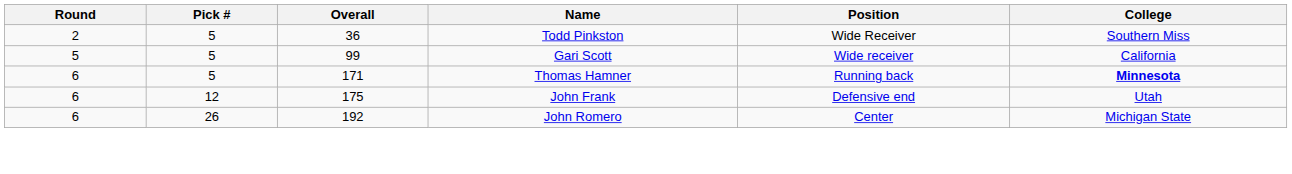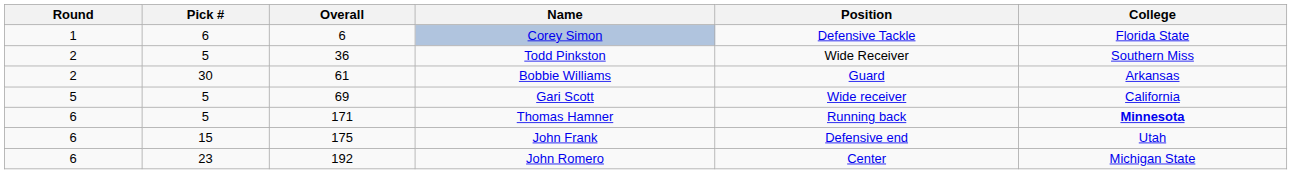+ row: (565, 35)
+ row: (565, 76)
(353, 55) 99 -> (342, 96) 69
(212, 96) 12 -> (205, 138) 15
(212, 117) 26 -> (205, 158) 23
